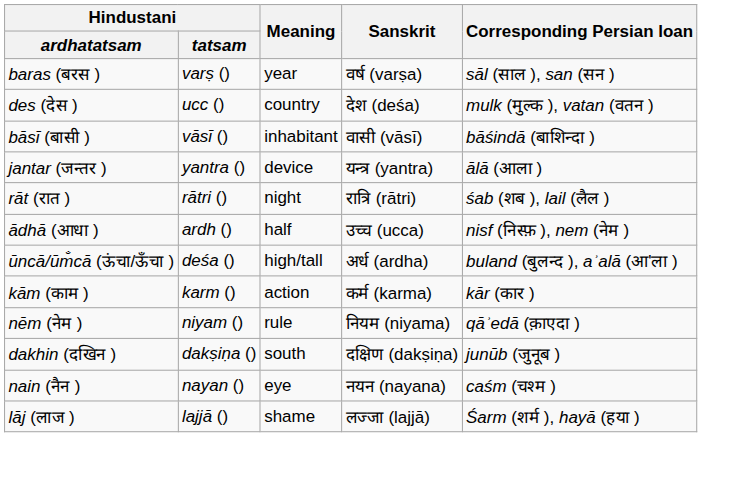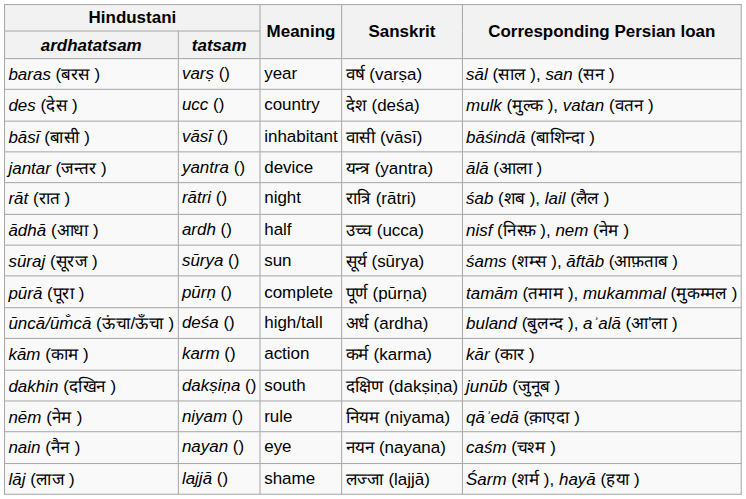+ row: (53, 261)
+ row: (46, 292)
rows swapped: (45, 324) <-> (62, 355)
